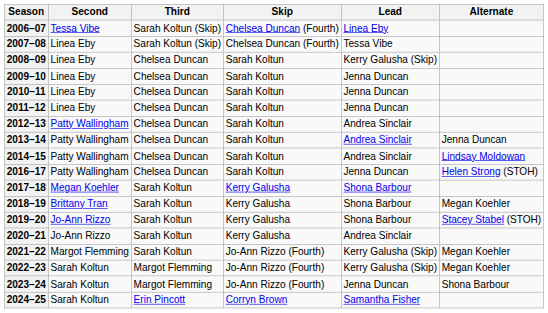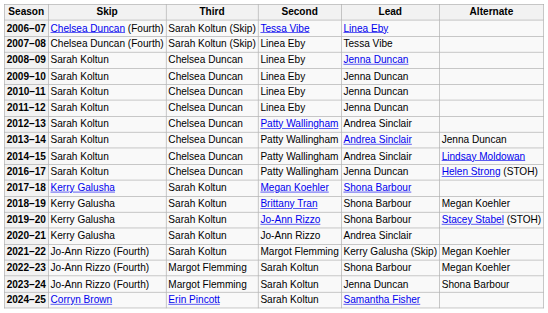columns swapped: (282, 12) <-> (90, 12)
(390, 60) Kerry Galusha (Skip) -> (376, 60) Jenna Duncan
(390, 268) Kerry Galusha (Skip) -> (377, 268) Shona Barbour
